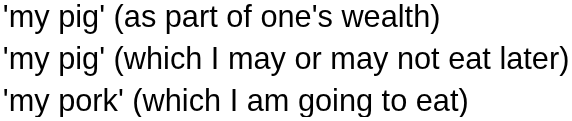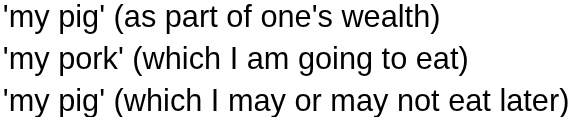rows swapped: (236, 101) <-> (286, 58)
